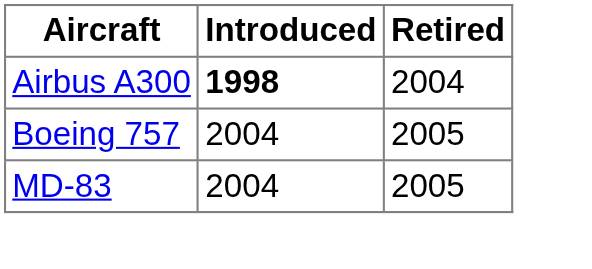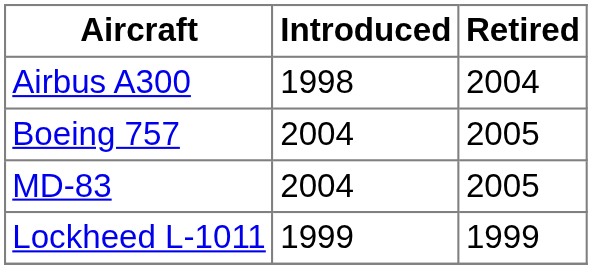(242, 82) bold -> (317, 82) normal
+ row: (139, 237)
